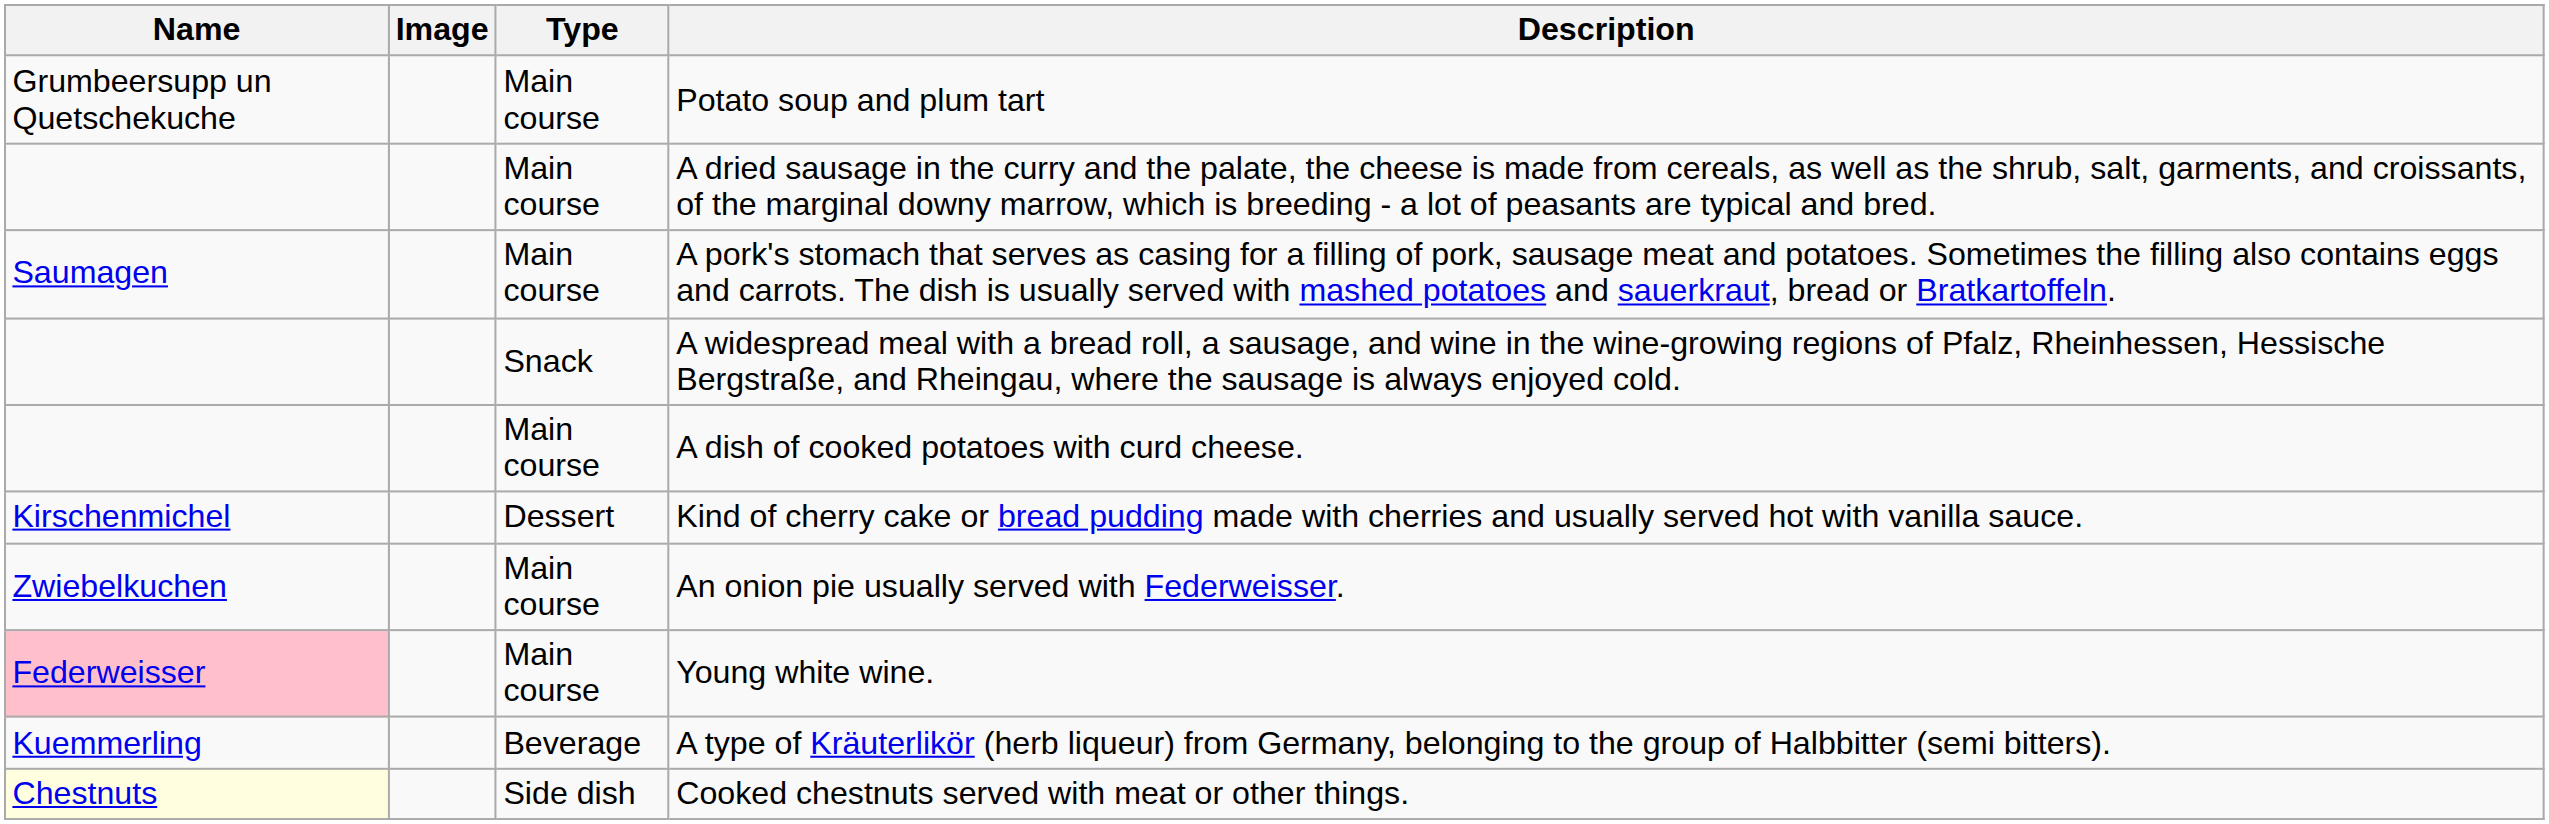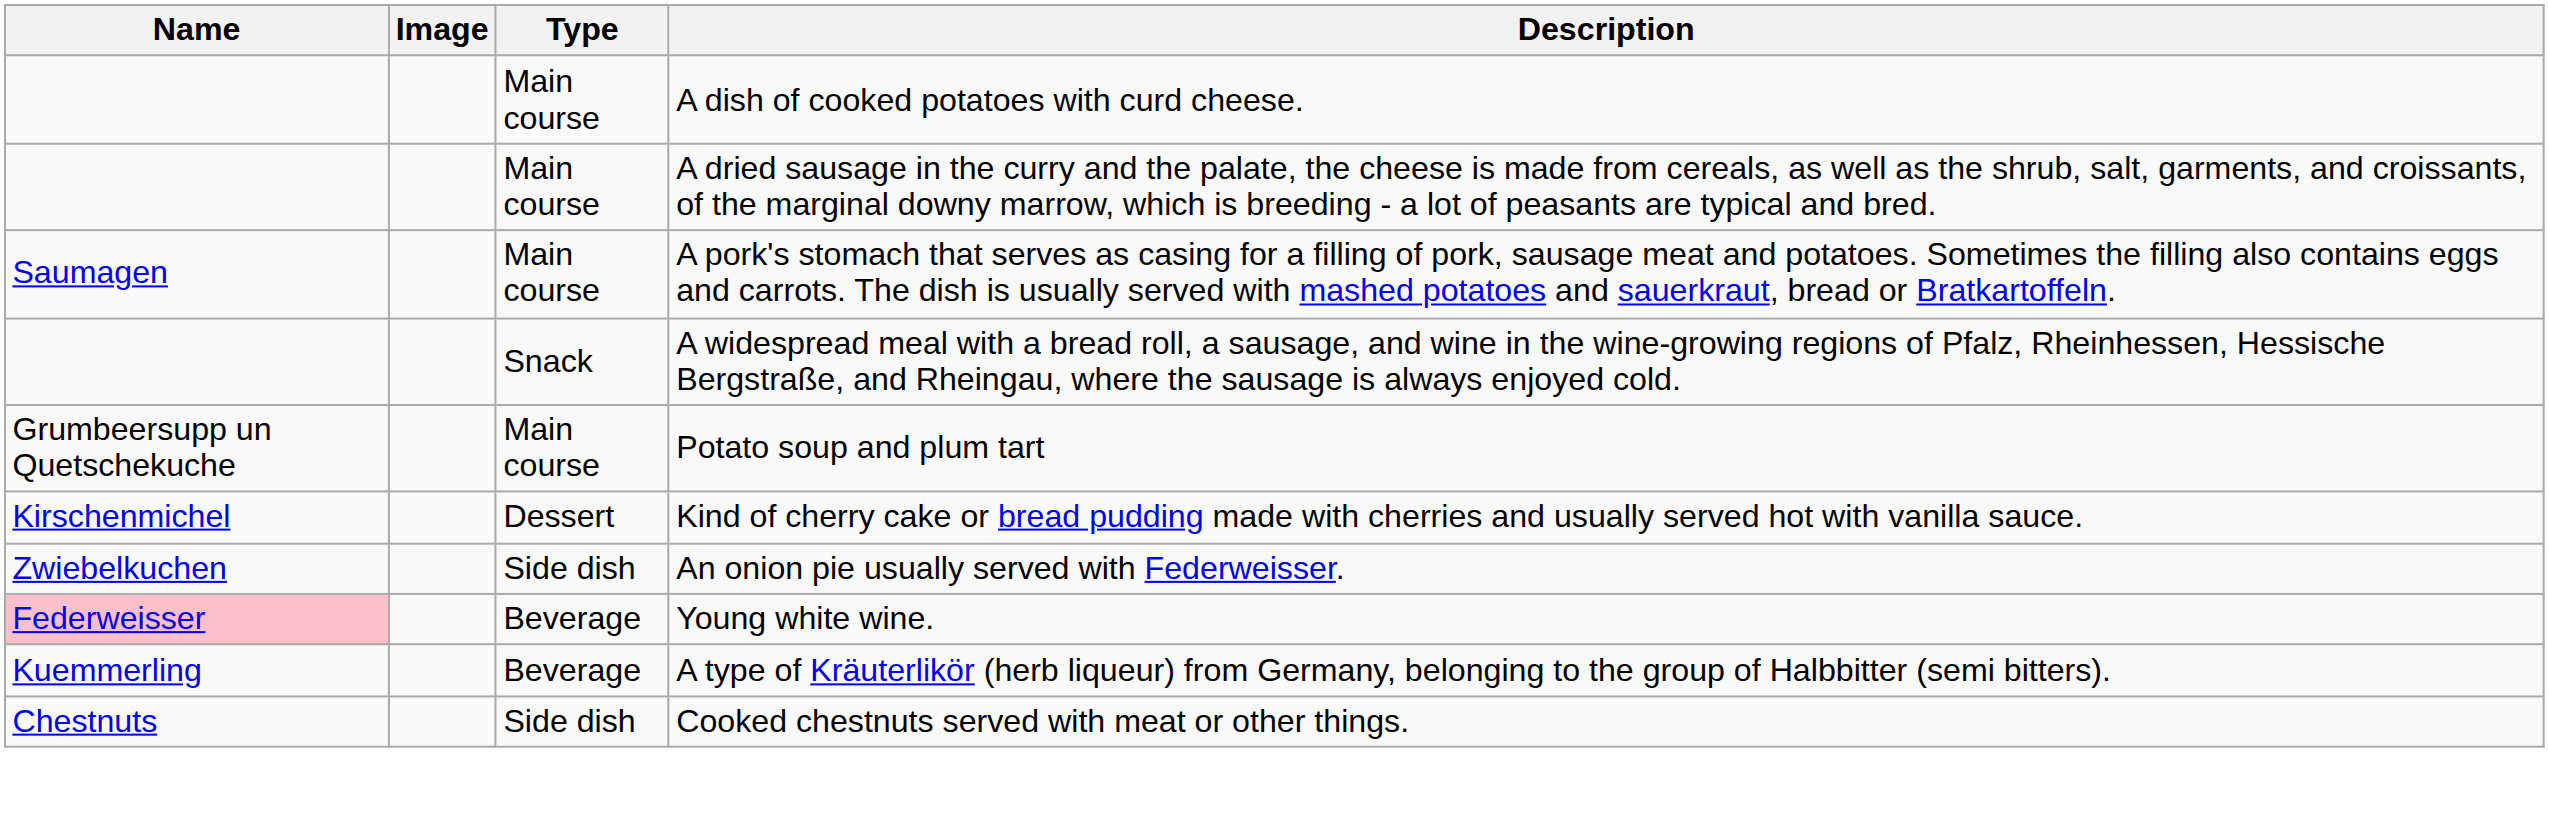rows swapped: (990, 447) <-> (860, 99)
(552, 586) Main course -> (570, 567) Side dish
(552, 673) Main course -> (572, 618) Beverage
(85, 793) lightyellow background -> (85, 720) no background
